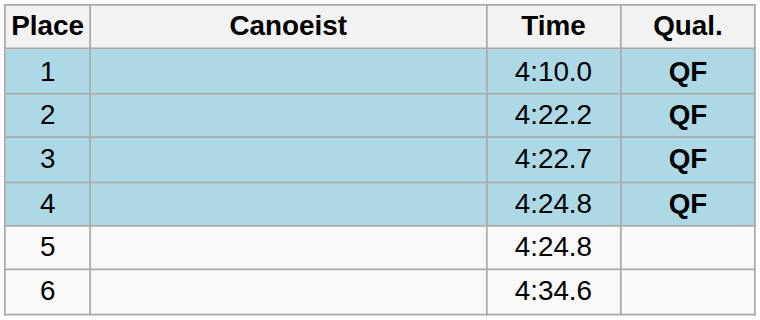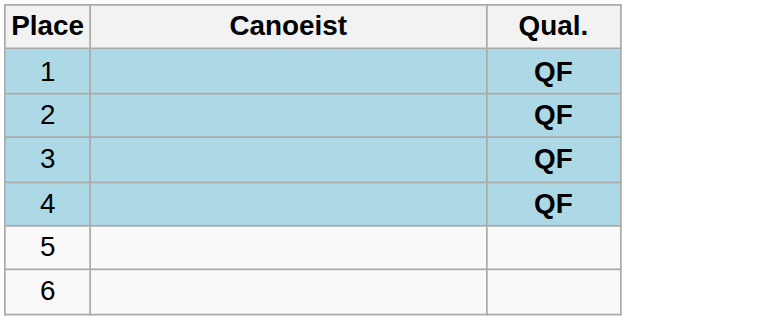- column: (553, 26)
